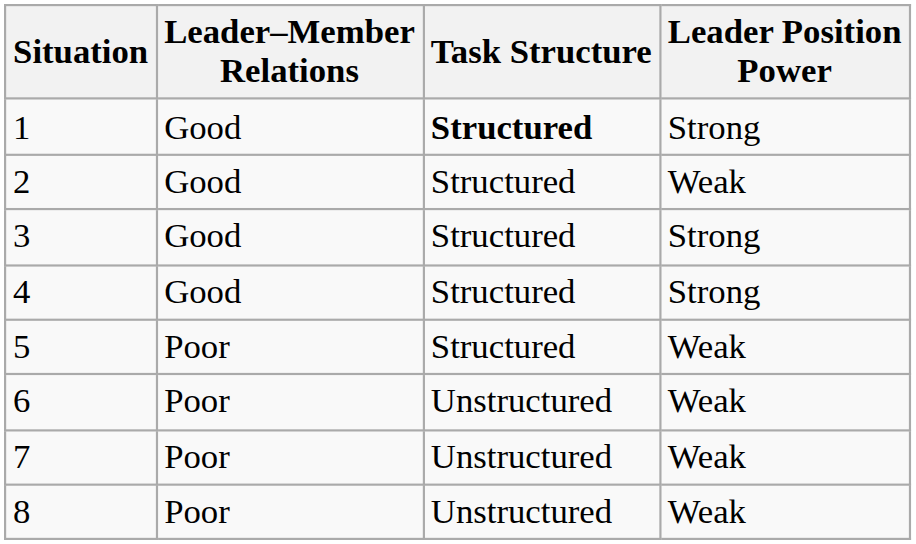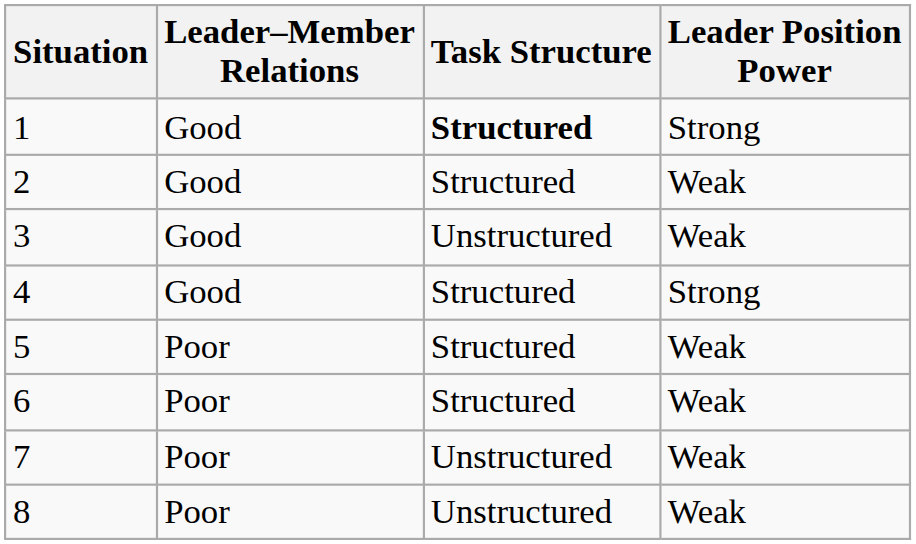(503, 236) Structured -> (521, 236) Unstructured
(714, 236) Strong -> (707, 236) Weak
(521, 401) Unstructured -> (503, 401) Structured
